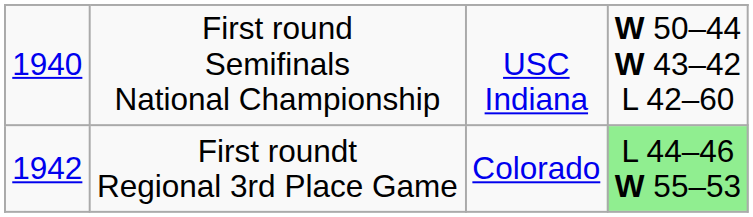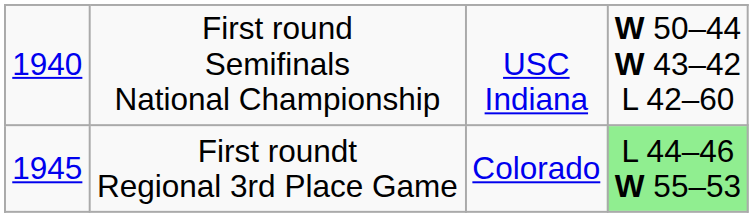(47, 168) 1942 -> (47, 168) 1945
